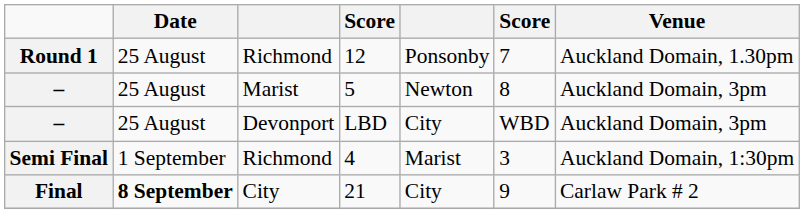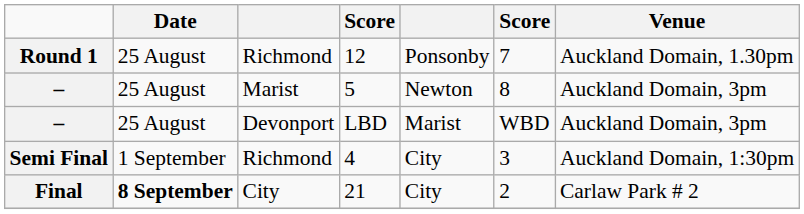(423, 123) City -> (433, 123) Marist
(433, 157) Marist -> (423, 157) City
(505, 191) 9 -> (505, 191) 2
